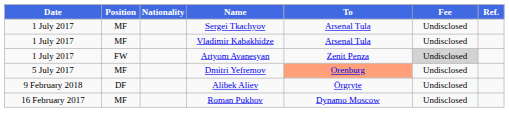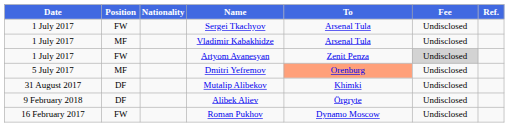(121, 26) MF -> (121, 26) FW
+ row: (235, 85)
(121, 100) MF -> (121, 115) FW
